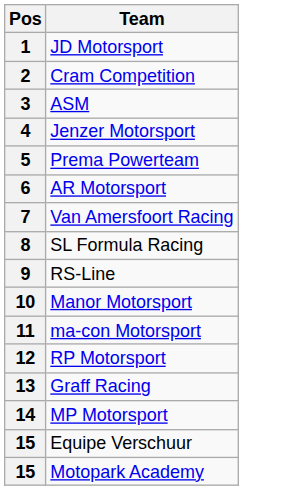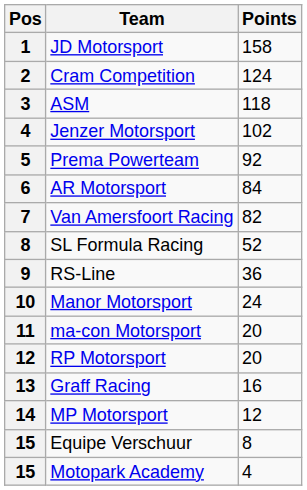+ column: (269, 18)
